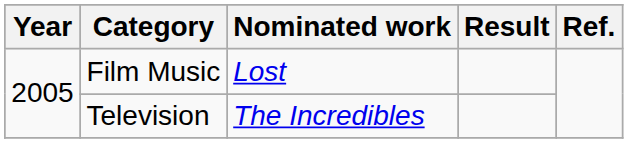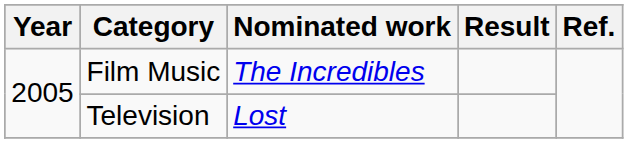(260, 71) Lost -> (329, 71) The Incredibles
(329, 115) The Incredibles -> (260, 115) Lost
